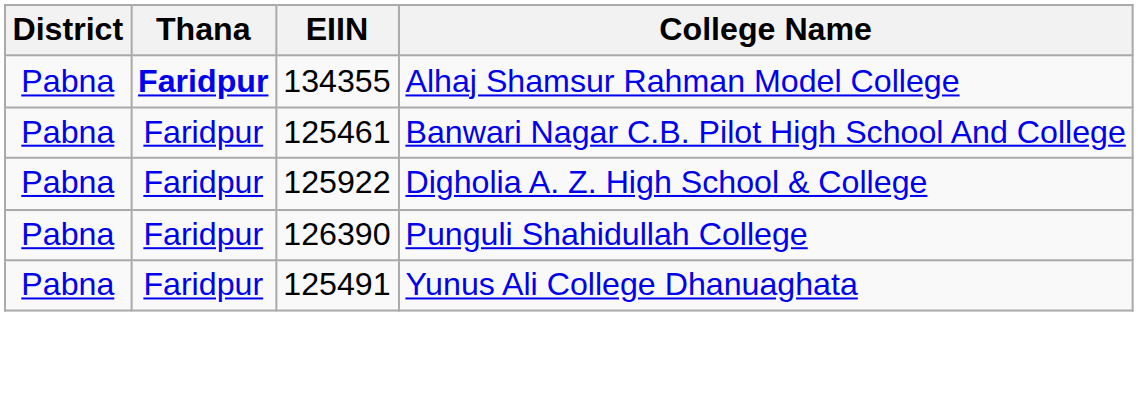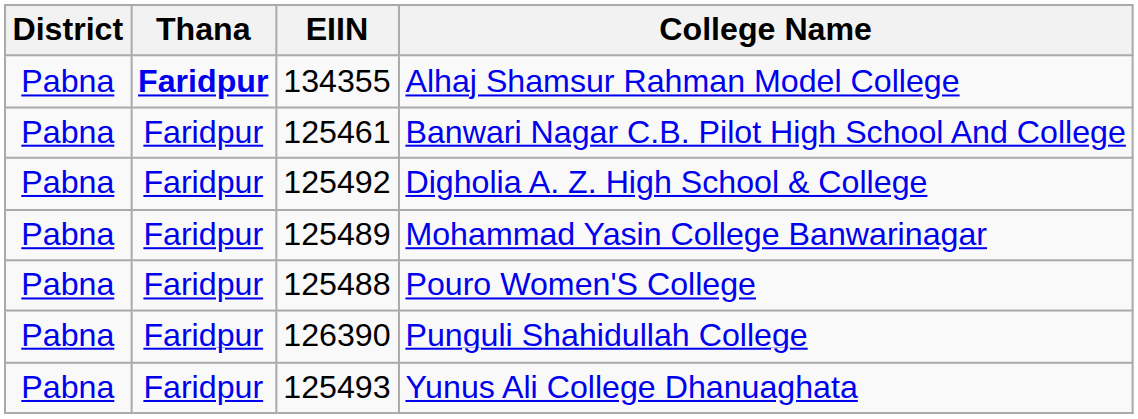(337, 183) 125922 -> (337, 183) 125492
+ row: (696, 234)
+ row: (581, 285)
(337, 285) 125491 -> (337, 387) 125493
